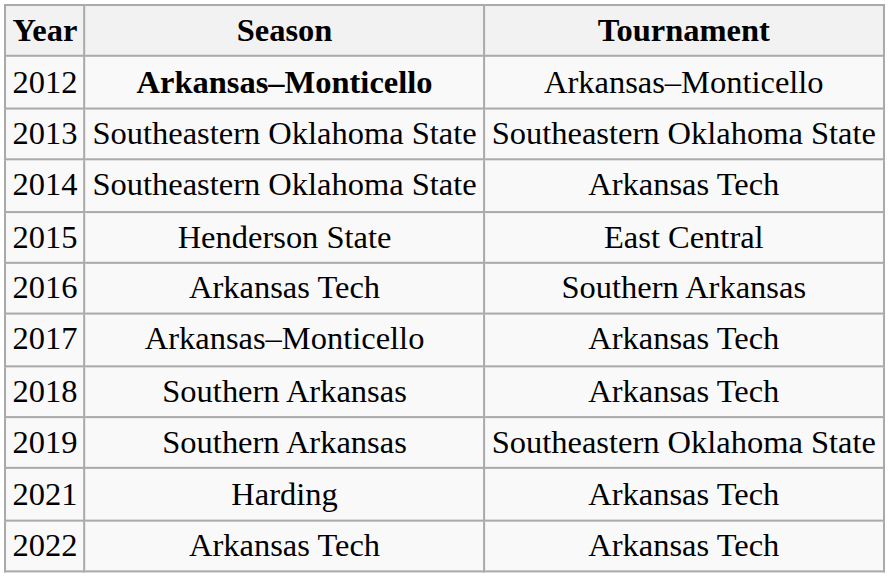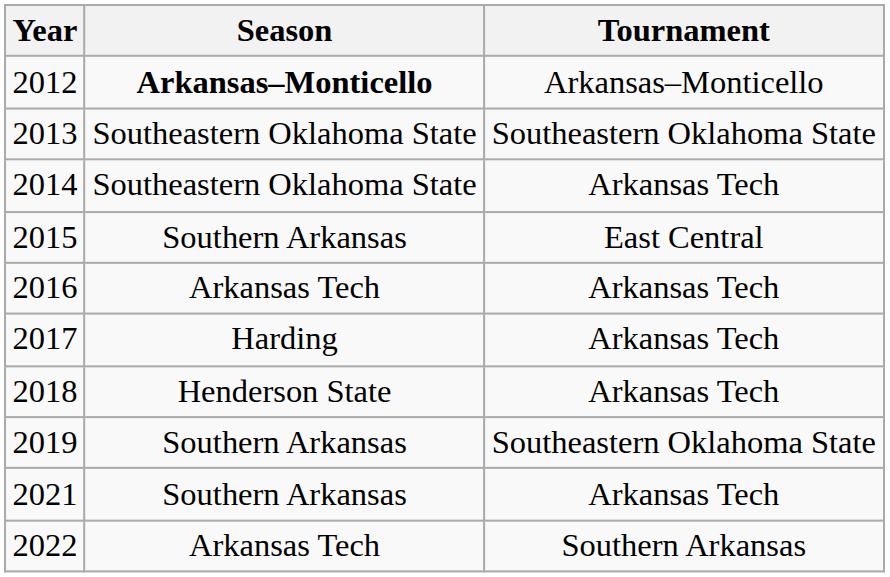(285, 236) Henderson State -> (285, 236) Southern Arkansas
(684, 287) Southern Arkansas -> (684, 287) Arkansas Tech
(285, 339) Arkansas–Monticello -> (285, 339) Harding
(285, 390) Southern Arkansas -> (285, 390) Henderson State
(285, 493) Harding -> (285, 493) Southern Arkansas
(684, 545) Arkansas Tech -> (684, 545) Southern Arkansas
